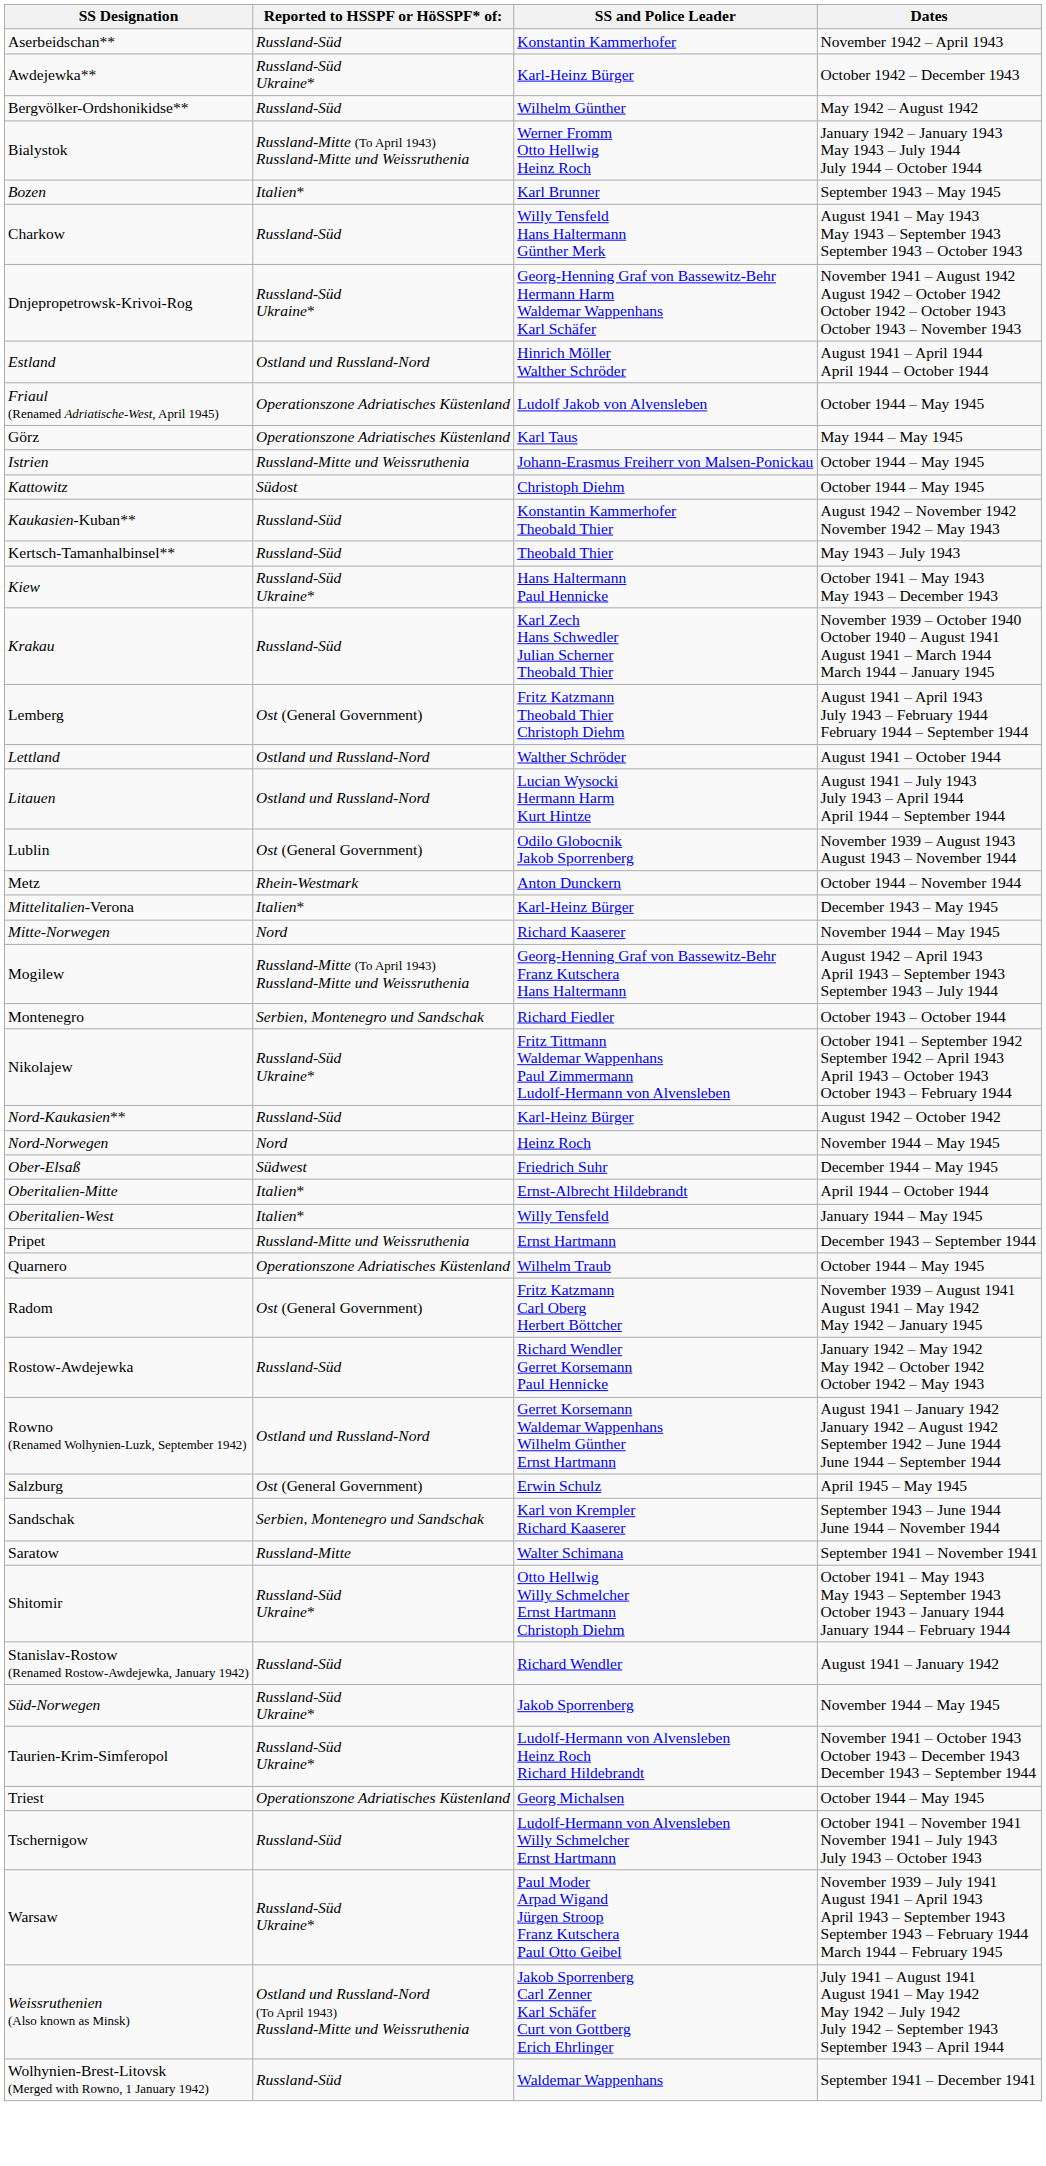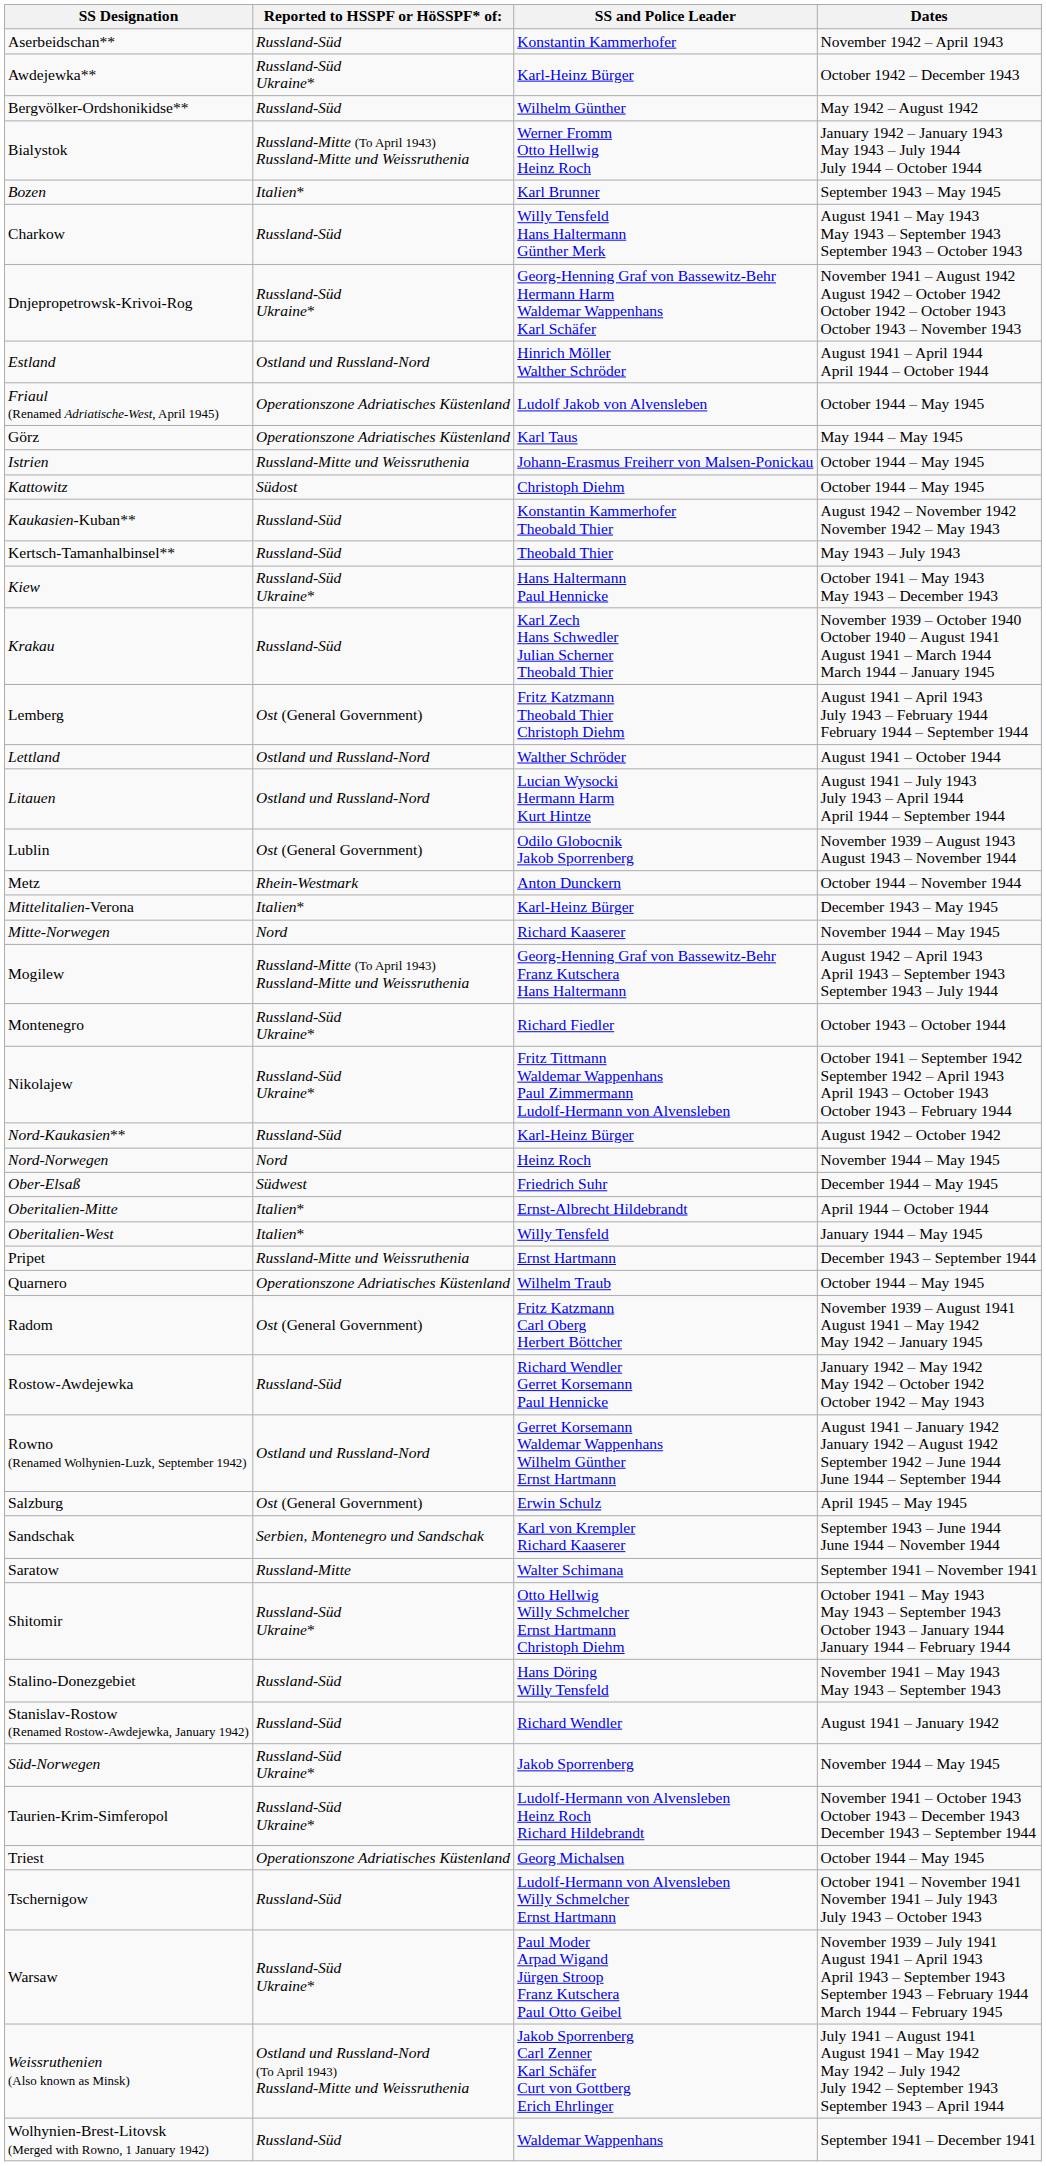(370, 1016) Serbien, Montenegro und Sandschak -> (299, 1025) Russland-Süd Ukraine*
+ row: (72, 1680)
